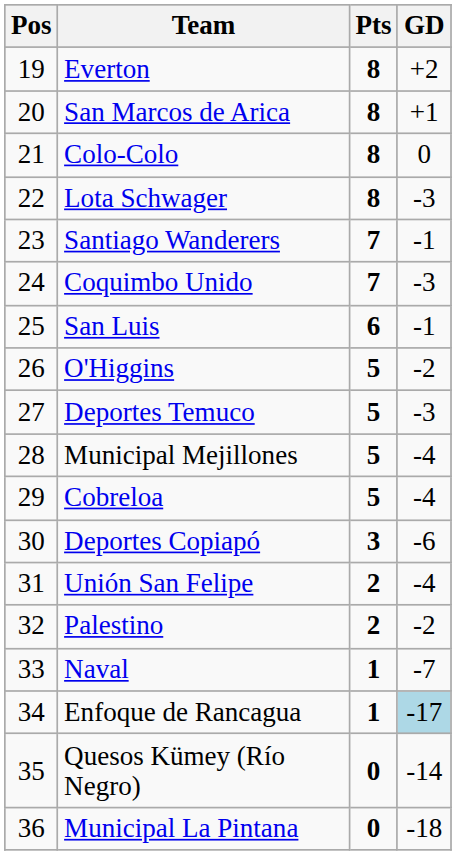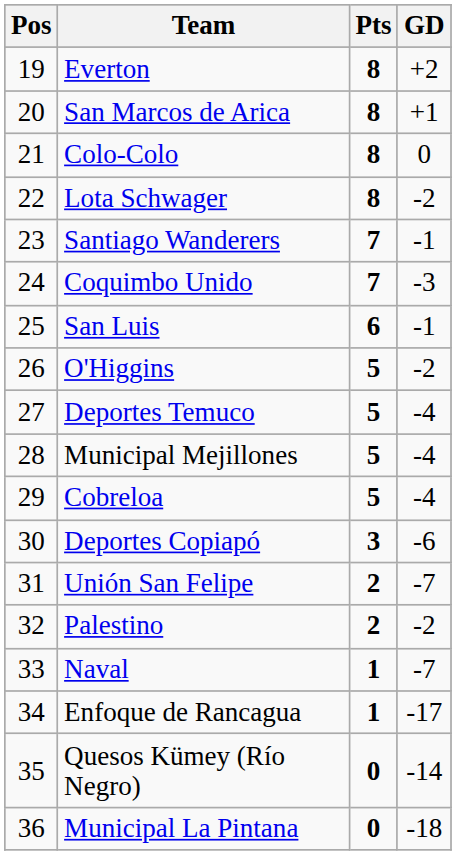(424, 197) -3 -> (424, 197) -2
(424, 411) -3 -> (424, 411) -4
(424, 583) -4 -> (424, 583) -7
(424, 712) lightblue background -> (424, 712) no background
